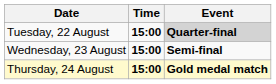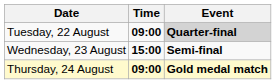(146, 32) 15:00 -> (146, 32) 09:00
(146, 69) 15:00 -> (146, 69) 09:00
